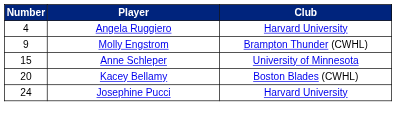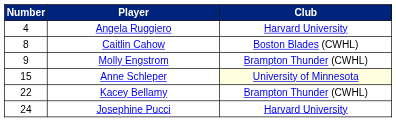+ row: (134, 45)
(306, 61) no background -> (306, 77) lightyellow background
(26, 77) 20 -> (26, 93) 22
(306, 77) Boston Blades (CWHL) -> (306, 93) Brampton Thunder (CWHL)
